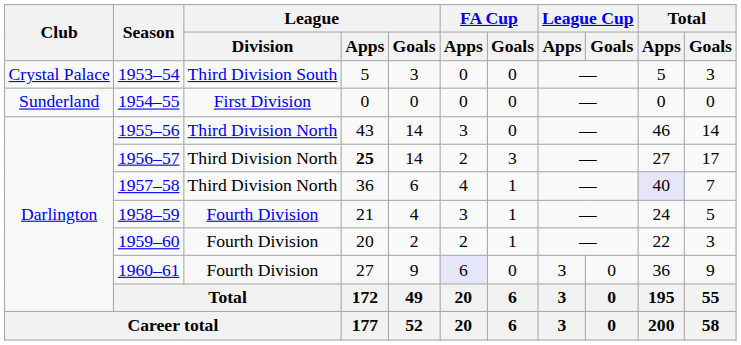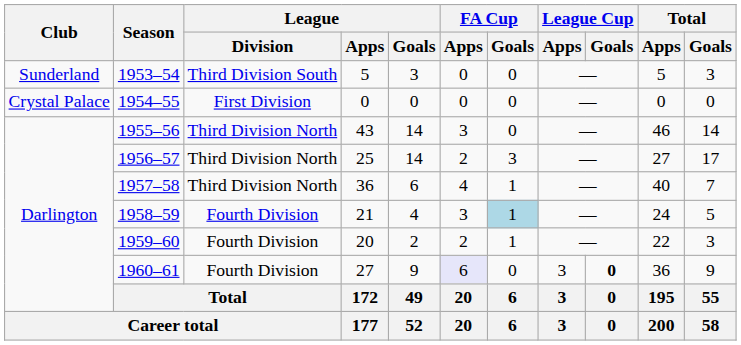(59, 74) Crystal Palace -> (59, 74) Sunderland
(59, 102) Sunderland -> (59, 102) Crystal Palace
(365, 158) bold -> (365, 158) normal
(661, 185) lavender background -> (661, 185) no background
(512, 213) no background -> (512, 213) lightblue background
(612, 269) normal -> (612, 269) bold
